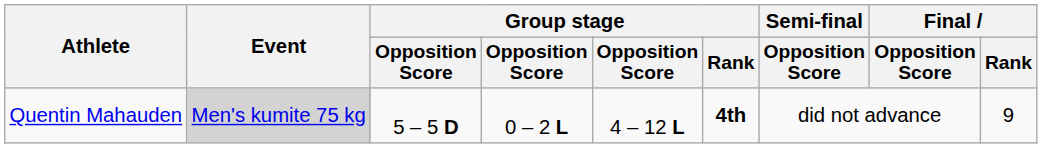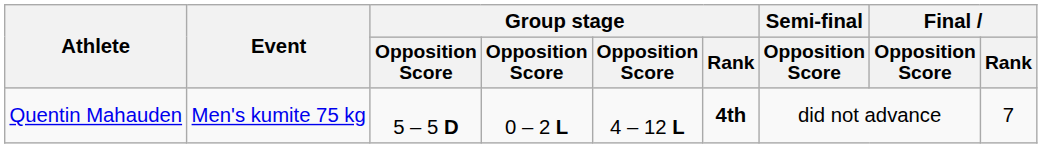(279, 116) lightgrey background -> (279, 116) no background
(1009, 116) 9 -> (1009, 116) 7
